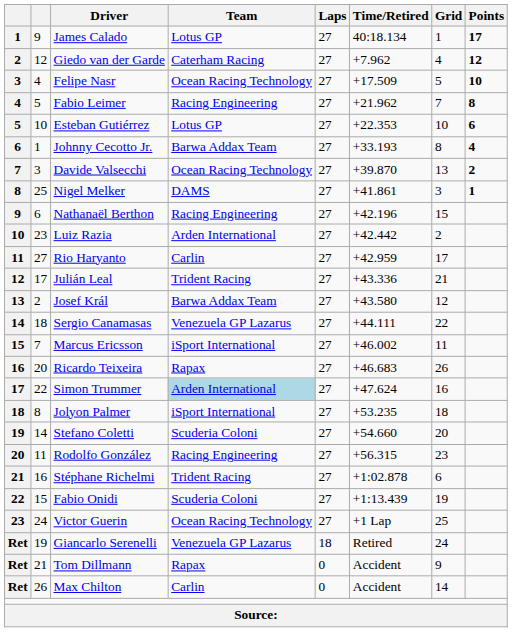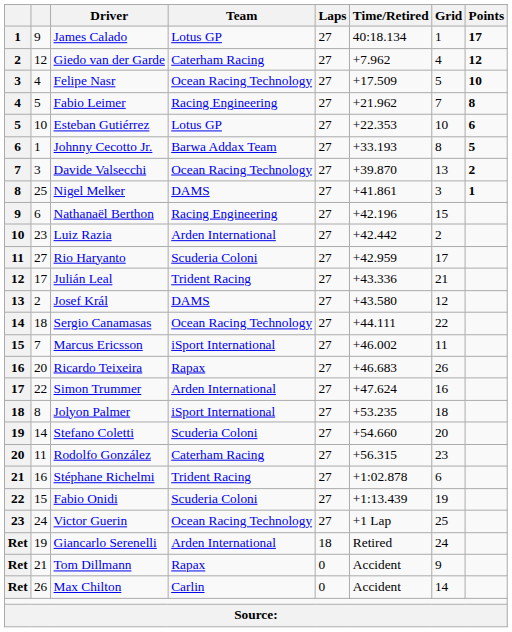(472, 147) 4 -> (472, 147) 5
(188, 256) Carlin -> (214, 256) Scuderia Coloni
(224, 300) Barwa Addax Team -> (190, 300) DAMS
(231, 322) Venezuela GP Lazarus -> (242, 322) Ocean Racing Technology
(224, 388) lightblue background -> (224, 388) no background
(224, 454) Racing Engineering -> (218, 454) Caterham Racing
(231, 542) Venezuela GP Lazarus -> (224, 542) Arden International
